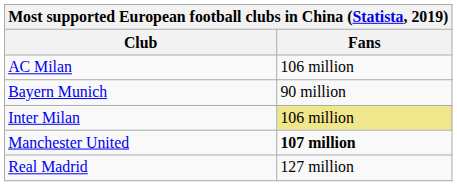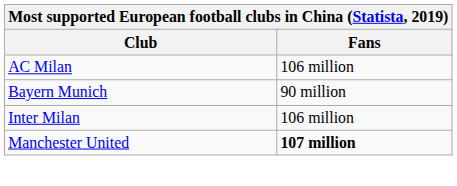(317, 117) khaki background -> (317, 117) no background
- row: (48, 167)
